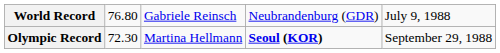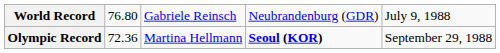(123, 37) 72.30 -> (123, 37) 72.36
